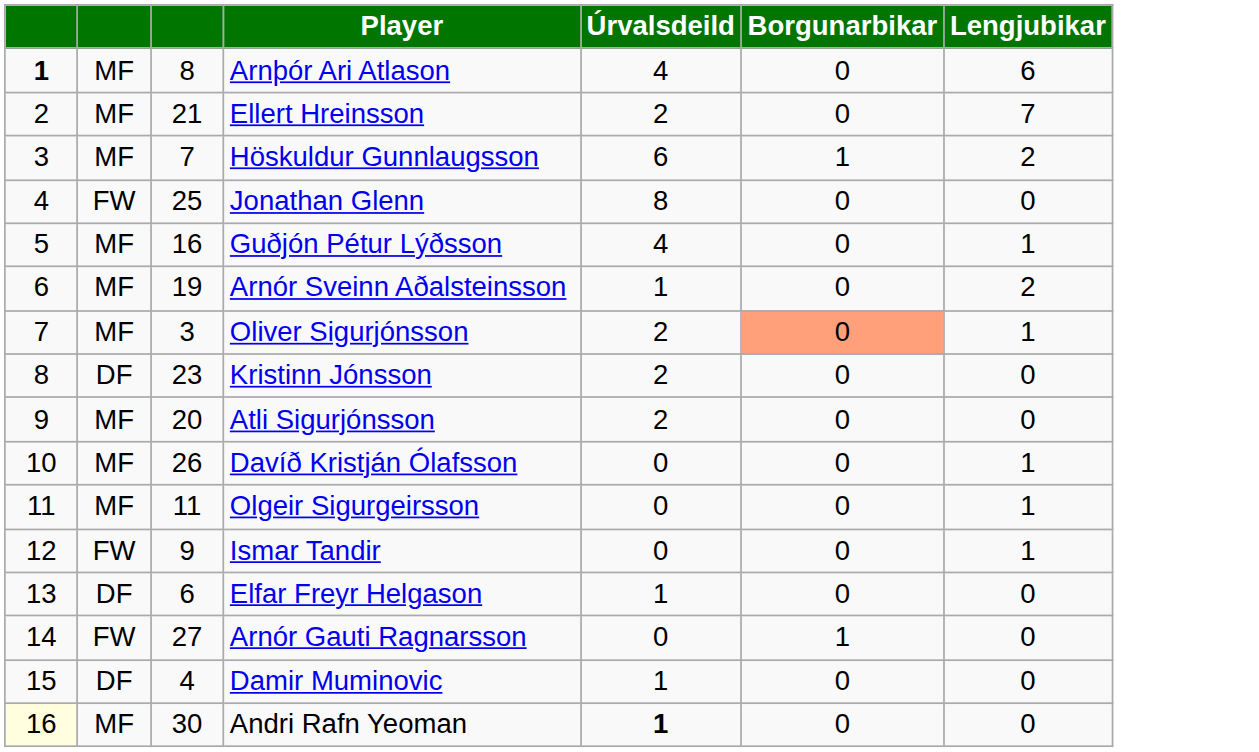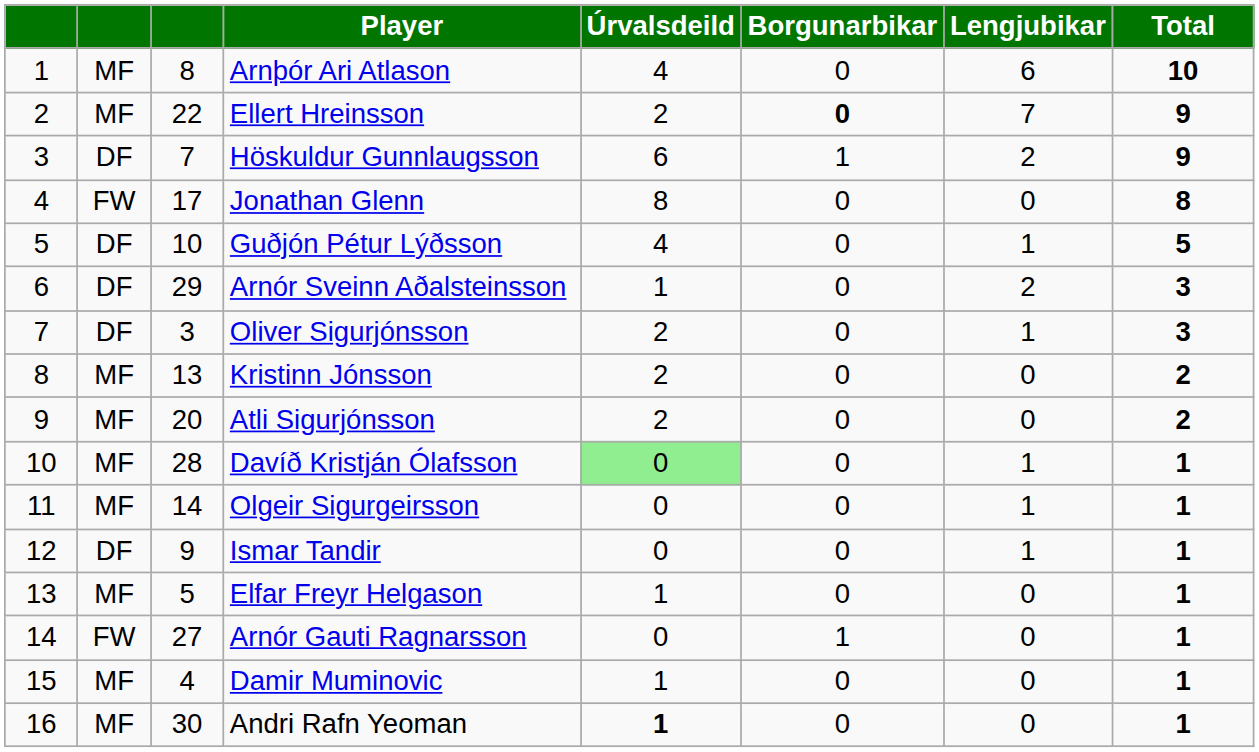+ column: (1183, 26)
(41, 69) bold -> (41, 69) normal
(187, 113) 21 -> (187, 113) 22
(842, 113) normal -> (842, 113) bold
(114, 157) MF -> (114, 157) DF
(187, 200) 25 -> (187, 200) 17
(114, 244) MF -> (114, 244) DF
(187, 244) 16 -> (187, 244) 10
(114, 288) MF -> (114, 288) DF
(187, 288) 19 -> (187, 288) 29
(114, 331) MF -> (114, 331) DF
(842, 331) lightsalmon background -> (842, 331) no background
(114, 375) DF -> (114, 375) MF
(187, 375) 23 -> (187, 375) 13
(187, 462) 26 -> (187, 462) 28
(661, 462) no background -> (661, 462) lightgreen background
(187, 506) 11 -> (187, 506) 14
(114, 550) FW -> (114, 550) DF
(114, 593) DF -> (114, 593) MF
(187, 593) 6 -> (187, 593) 5
(114, 680) DF -> (114, 680) MF
(41, 724) lightyellow background -> (41, 724) no background
